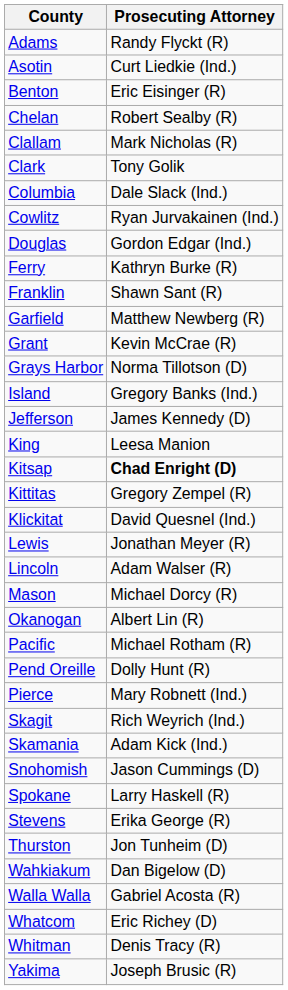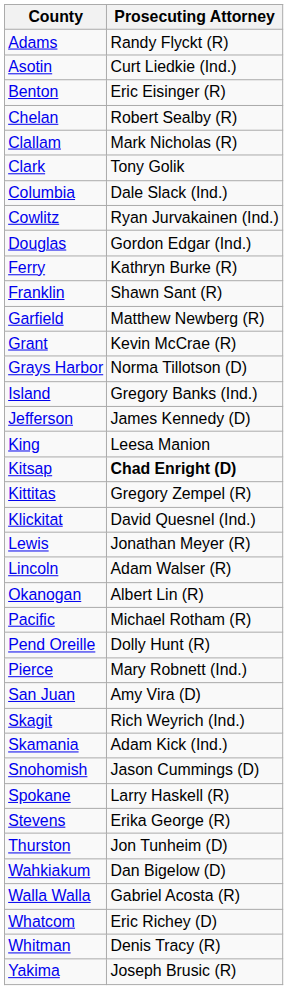- row: (32, 594)
+ row: (42, 695)
